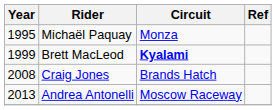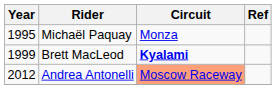- row: (75, 75)
(21, 95) 2013 -> (21, 75) 2012
(191, 95) no background -> (191, 75) lightsalmon background
